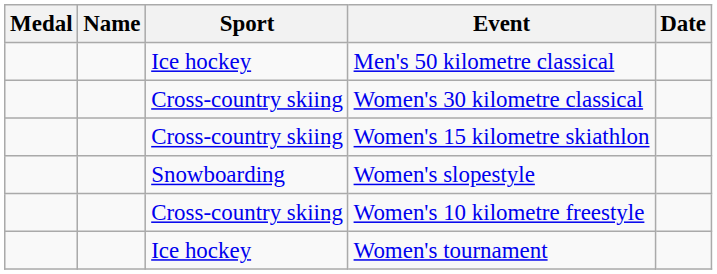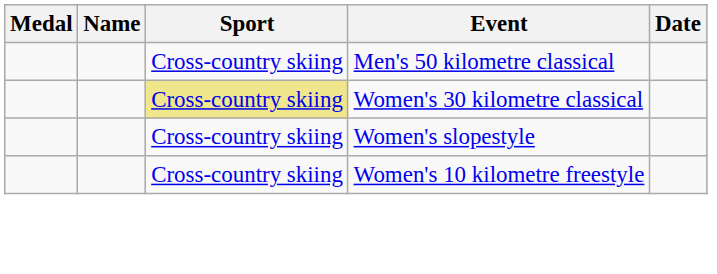(201, 61) Ice hockey -> (247, 61) Cross-country skiing
(247, 99) no background -> (247, 99) khaki background
- row: (502, 137)
(218, 174) Snowboarding -> (247, 137) Cross-country skiing
- row: (451, 250)
